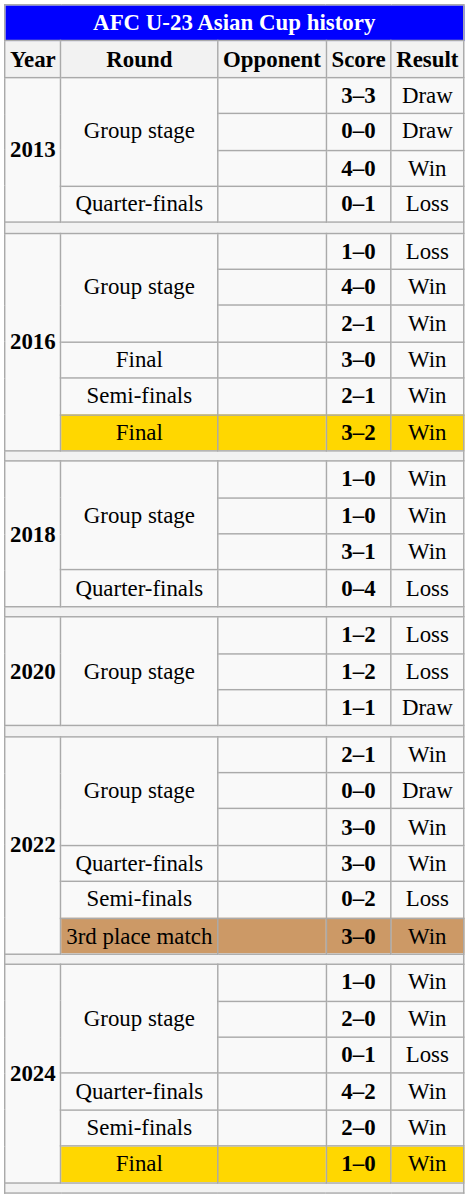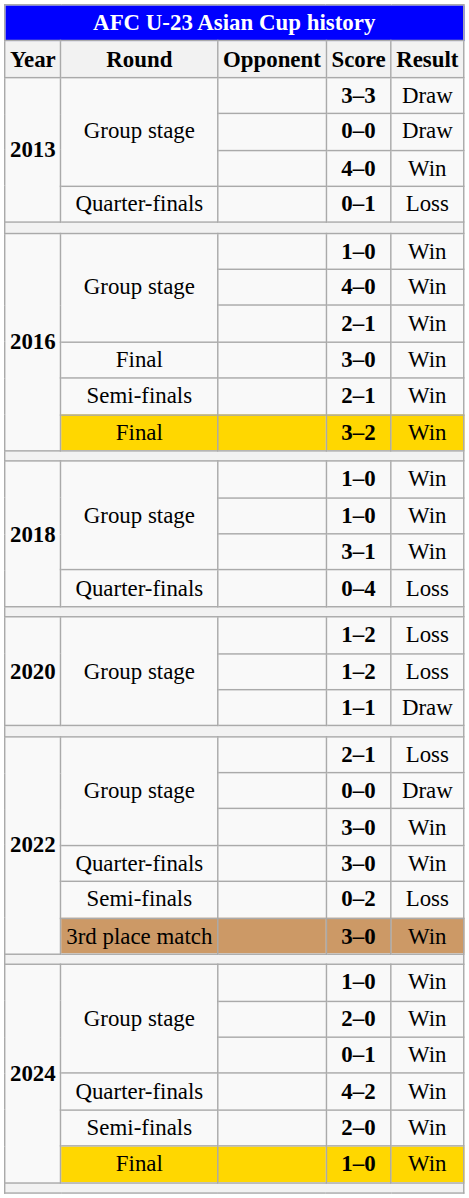(427, 250) Loss -> (427, 250) Win
(427, 754) Win -> (427, 754) Loss
(427, 1055) Loss -> (427, 1055) Win
